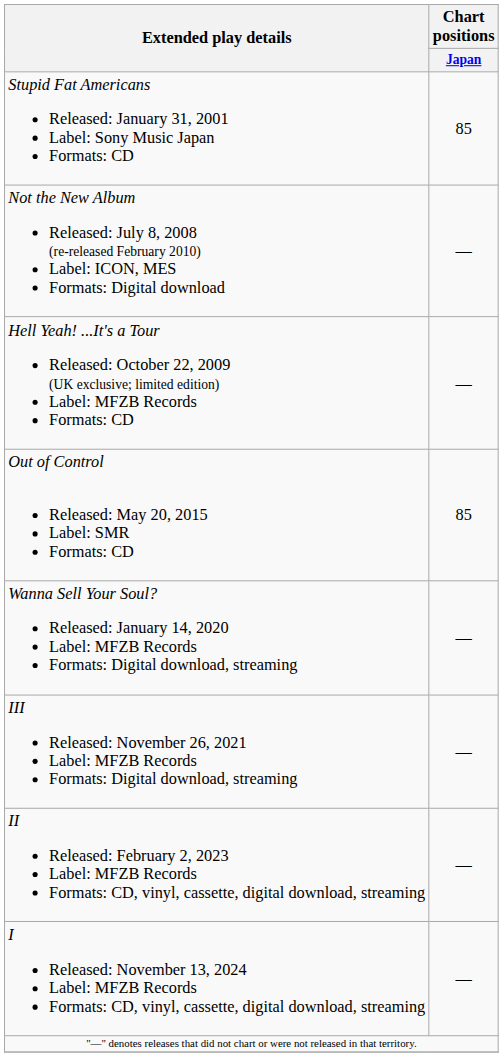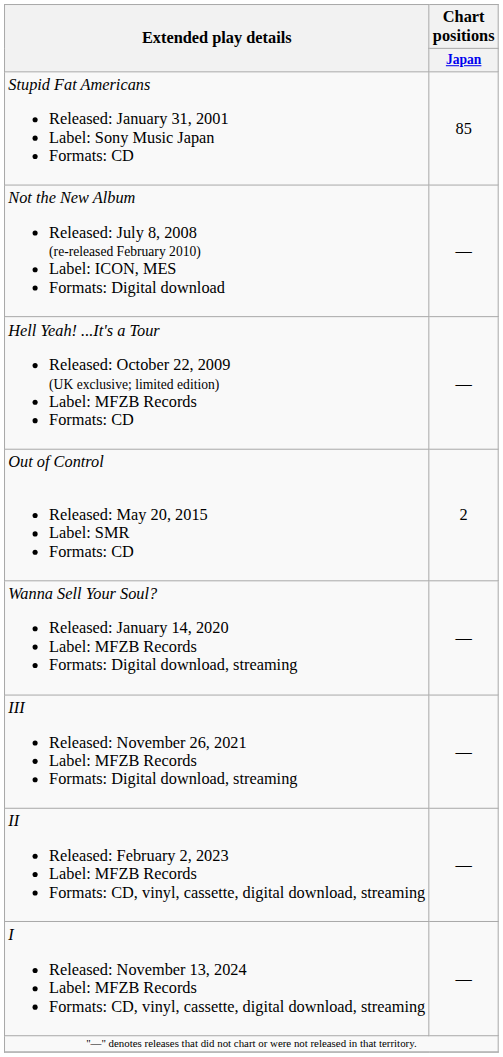(464, 515) 85 -> (464, 515) 2
